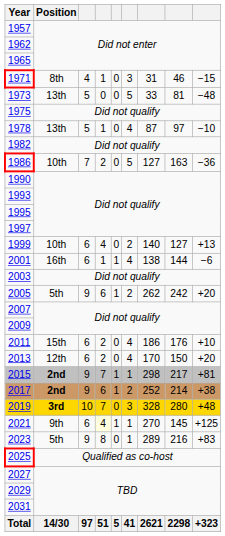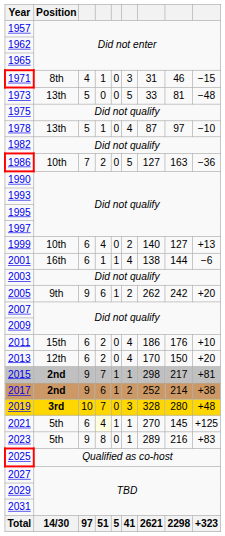(56, 293) 5th -> (56, 293) 9th
(56, 423) 9th -> (56, 423) 5th
